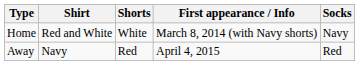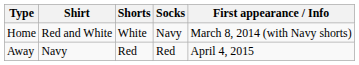columns swapped: (337, 13) <-> (237, 13)
